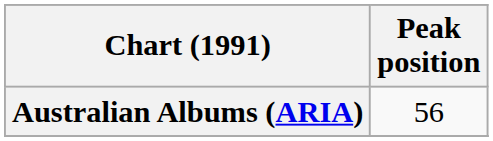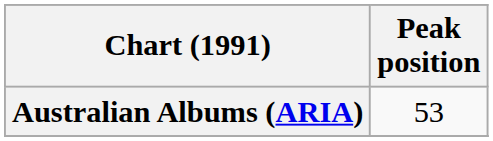(429, 111) 56 -> (429, 111) 53
